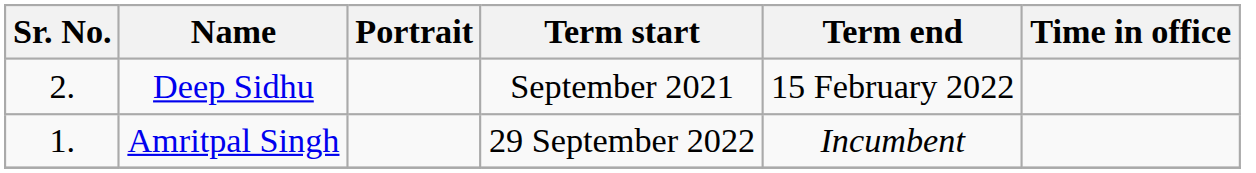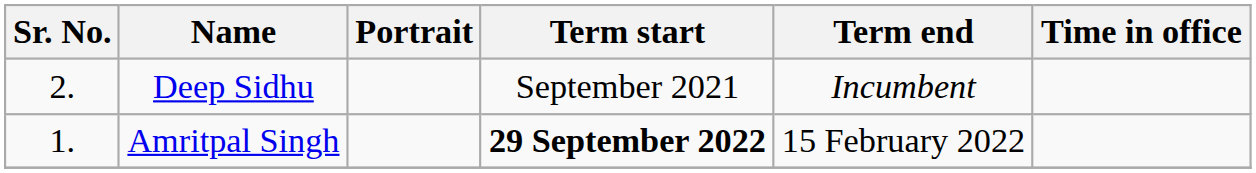(893, 85) 15 February 2022 -> (903, 85) Incumbent
(622, 140) normal -> (627, 140) bold
(893, 140) Incumbent -> (903, 140) 15 February 2022
